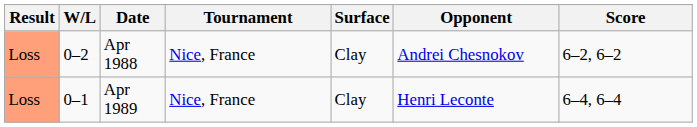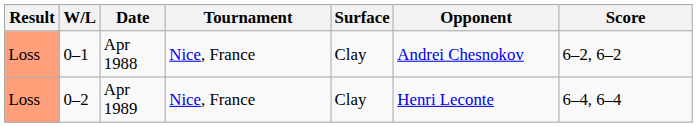(76, 53) 0–2 -> (76, 53) 0–1
(76, 99) 0–1 -> (76, 99) 0–2
